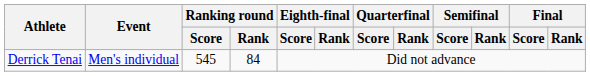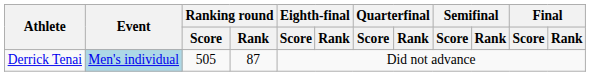(134, 60) no background -> (134, 60) lightblue background
(206, 60) 545 -> (206, 60) 505
(253, 60) 84 -> (253, 60) 87
